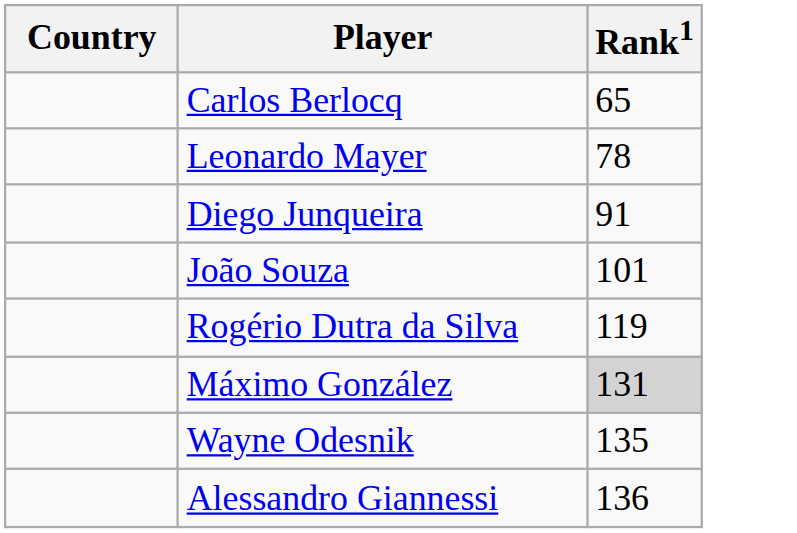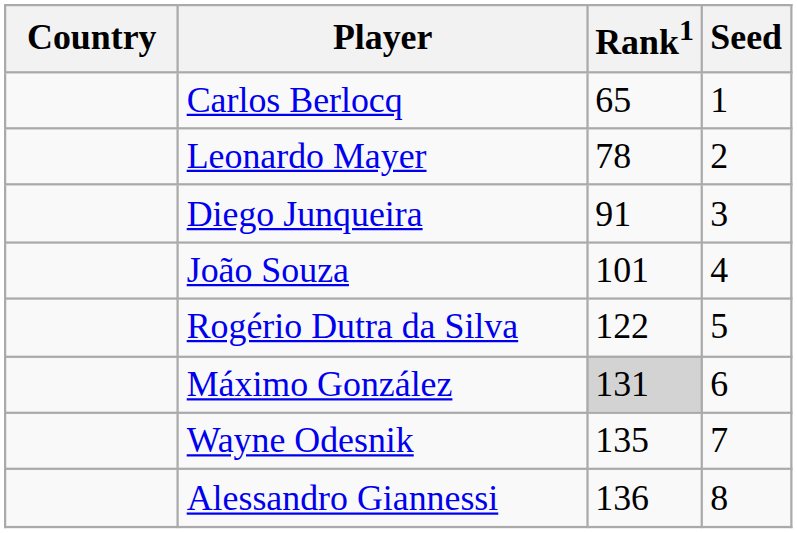+ column: (746, 37)
(621, 326) 119 -> (622, 326) 122
